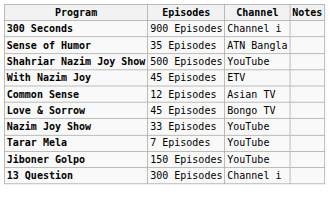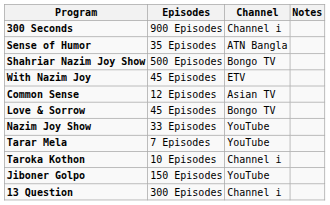(248, 61) YouTube -> (251, 61) Bongo TV
+ row: (46, 159)
